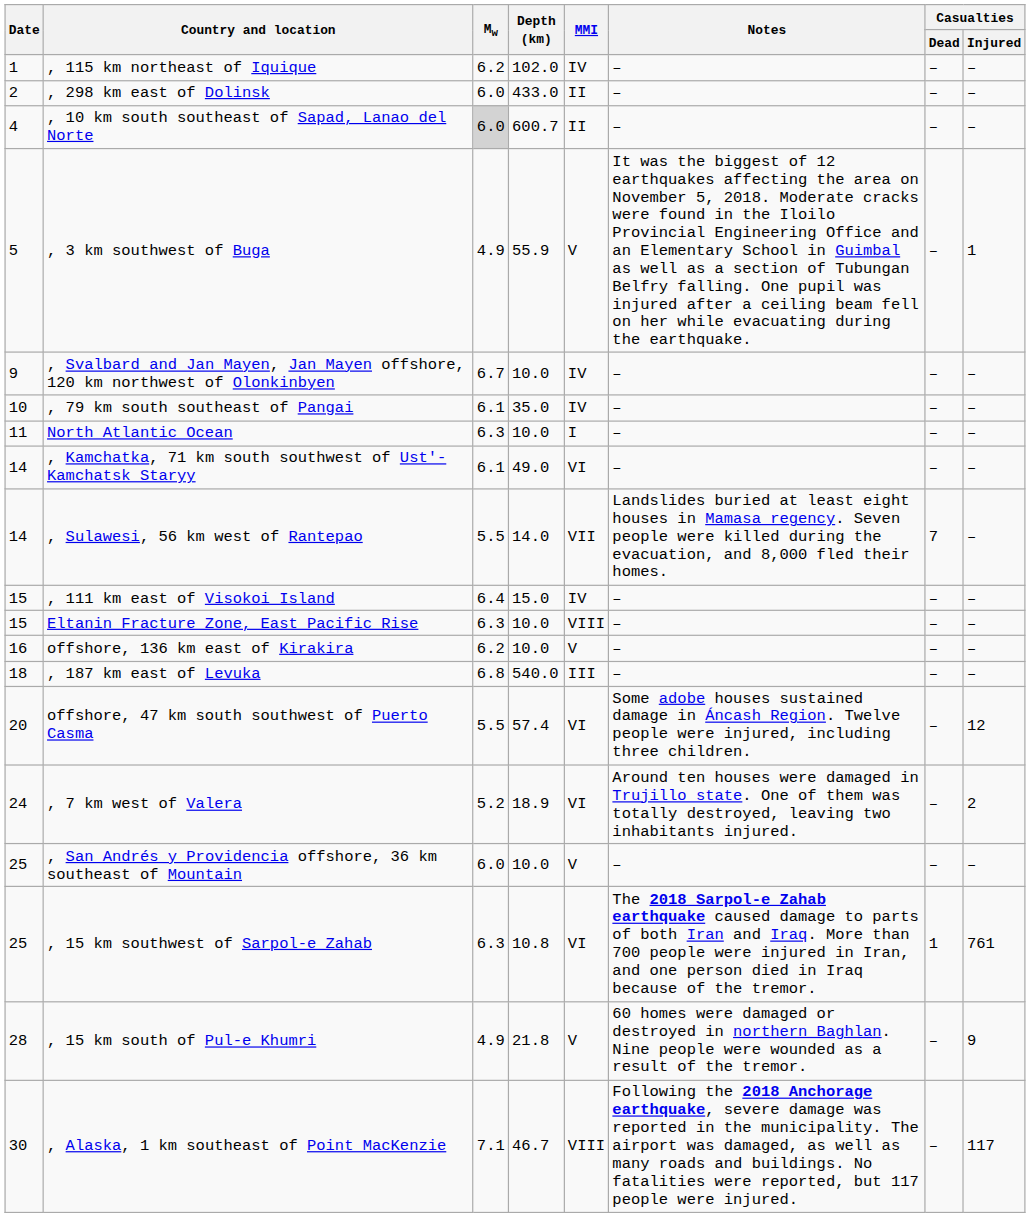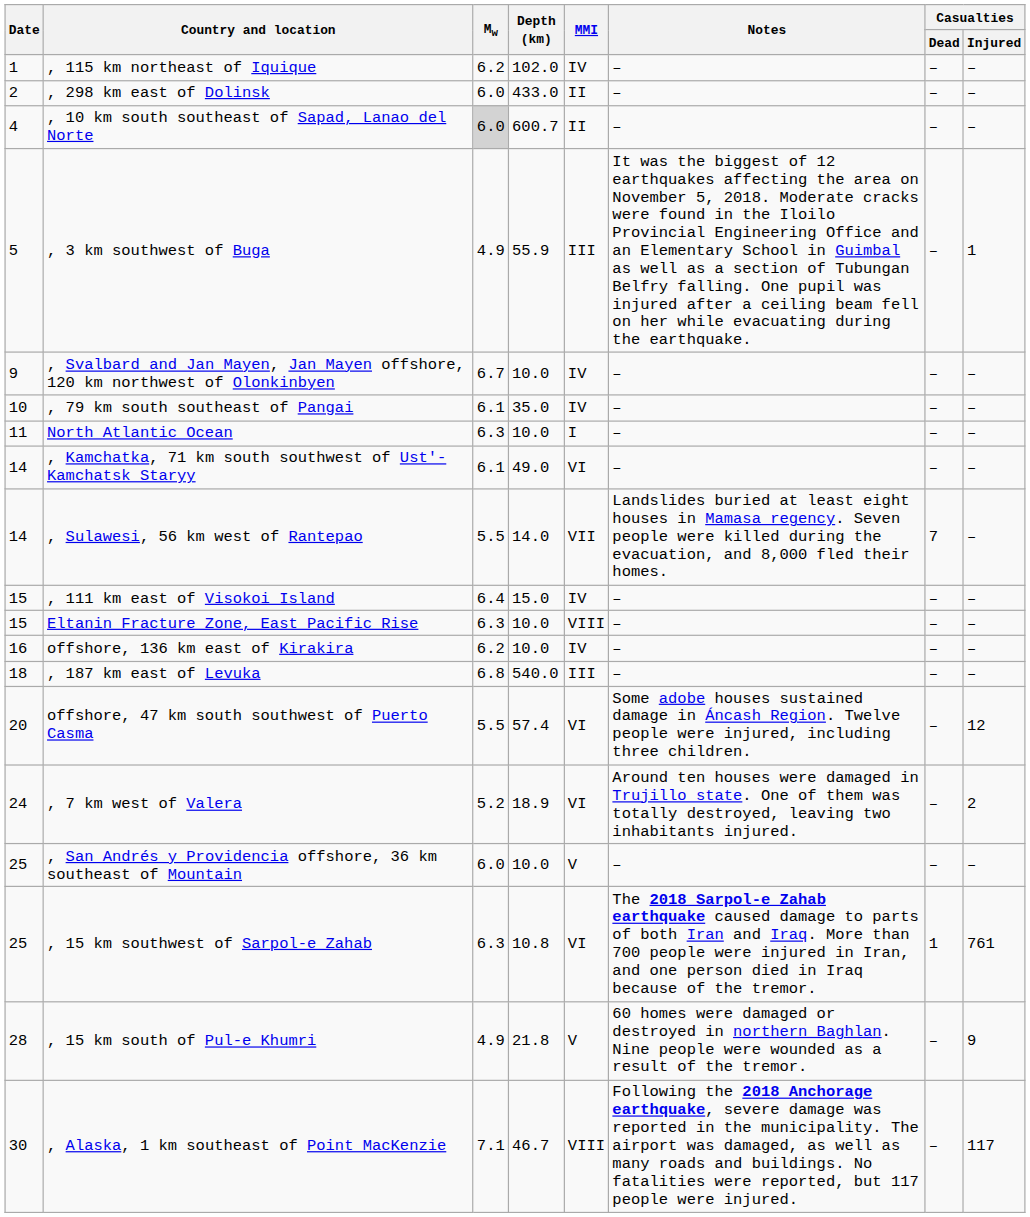(573, 250) V -> (582, 250) III
(573, 648) V -> (577, 648) IV
